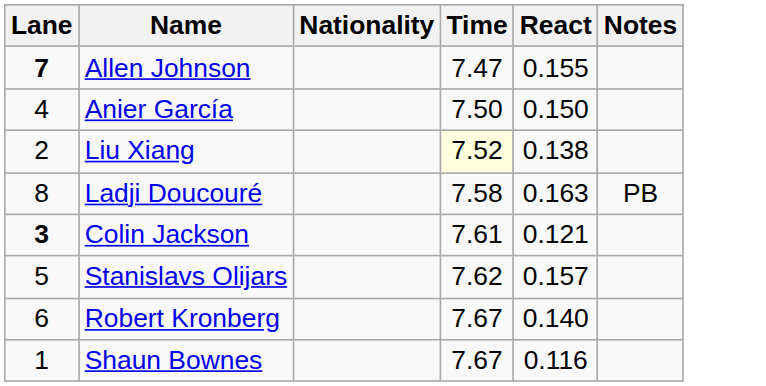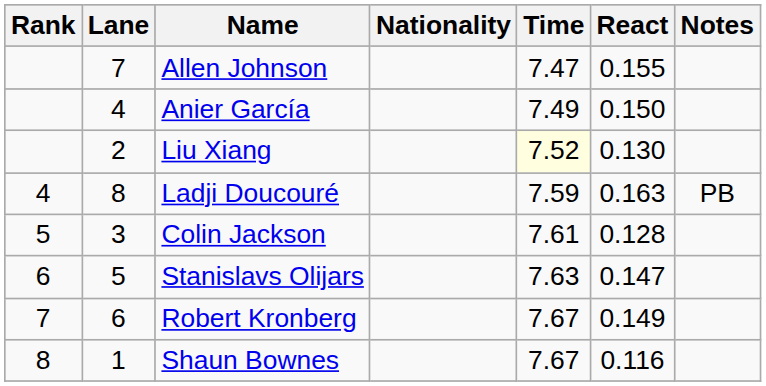+ column: (43, 25)
(42, 67) bold -> (118, 67) normal
(477, 109) 7.50 -> (554, 109) 7.49
(556, 151) 0.138 -> (632, 151) 0.130
(477, 192) 7.58 -> (554, 192) 7.59
(42, 234) bold -> (118, 234) normal
(556, 234) 0.121 -> (632, 234) 0.128
(477, 276) 7.62 -> (554, 276) 7.63
(556, 276) 0.157 -> (632, 276) 0.147
(556, 318) 0.140 -> (632, 318) 0.149
